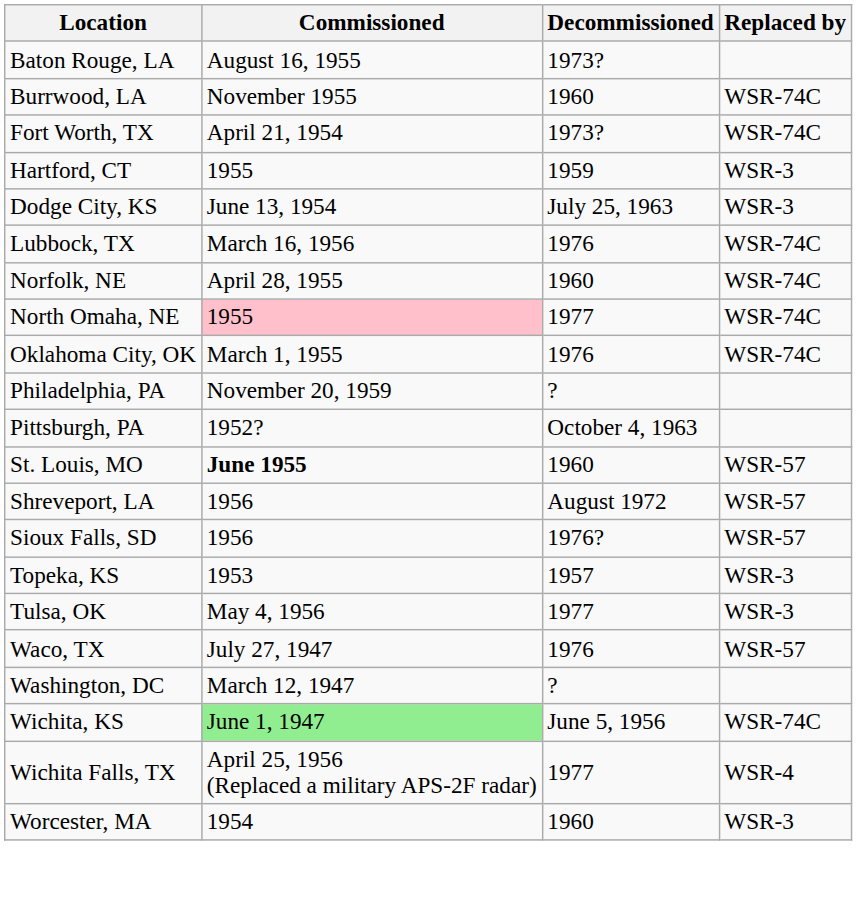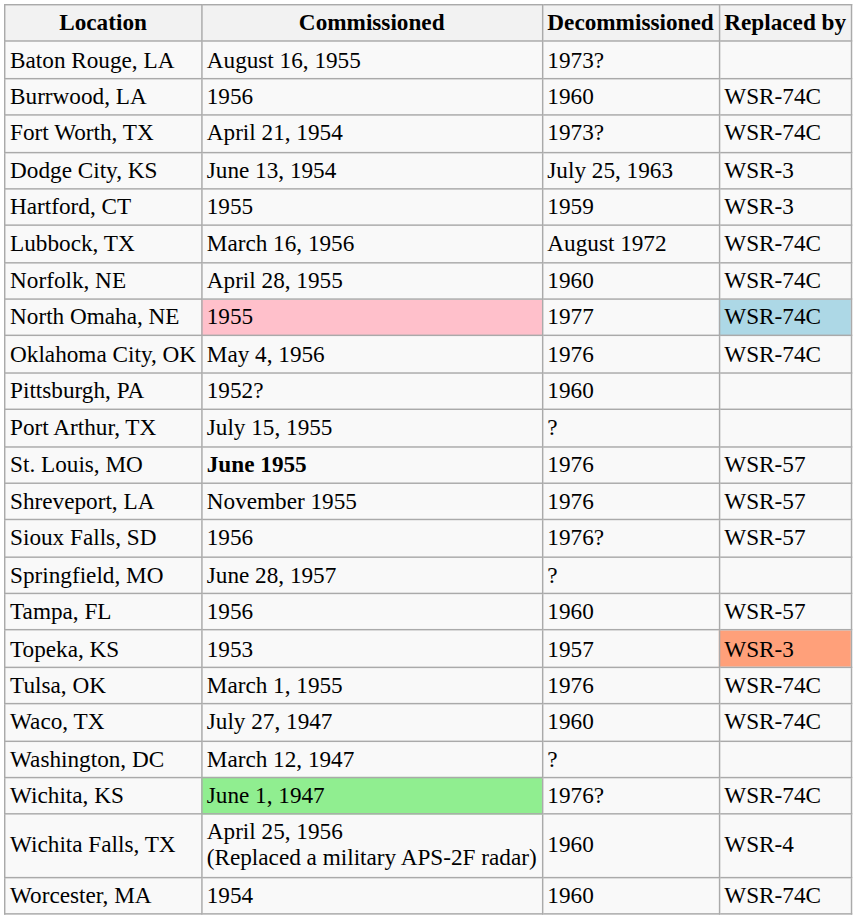(282, 96) November 1955 -> (230, 96) 1956
rows swapped: (71, 170) <-> (84, 206)
(571, 243) 1976 -> (607, 243) August 1972
(773, 317) no background -> (773, 317) lightblue background
(275, 354) March 1, 1955 -> (266, 354) May 4, 1956
- row: (88, 390)
(622, 427) October 4, 1963 -> (571, 390) 1960
+ row: (83, 427)
(571, 464) 1960 -> (571, 464) 1976
(230, 501) 1956 -> (282, 501) November 1955
(607, 501) August 1972 -> (571, 501) 1976
+ row: (87, 574)
+ row: (61, 611)
(759, 574) no background -> (759, 648) lightsalmon background
(266, 611) May 4, 1956 -> (275, 685) March 1, 1955
(571, 611) 1977 -> (571, 685) 1976
(759, 611) WSR-3 -> (773, 685) WSR-74C
(571, 648) 1976 -> (571, 721) 1960
(765, 648) WSR-57 -> (773, 721) WSR-74C
(606, 721) June 5, 1956 -> (576, 795) 1976?
(571, 771) 1977 -> (571, 845) 1960
(759, 821) WSR-3 -> (773, 895) WSR-74C
